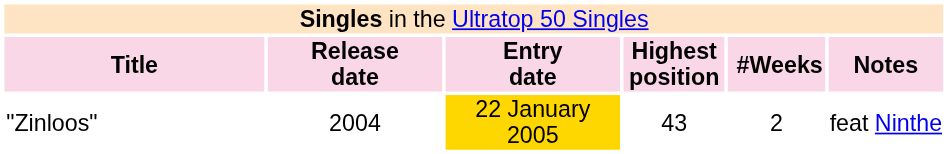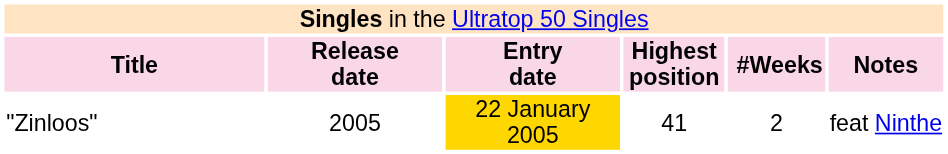(355, 122) 2004 -> (355, 122) 2005
(674, 122) 43 -> (674, 122) 41
